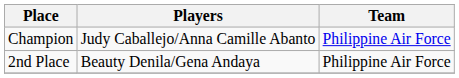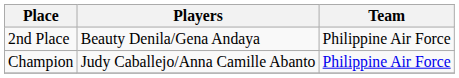rows swapped: (41, 38) <-> (39, 61)
